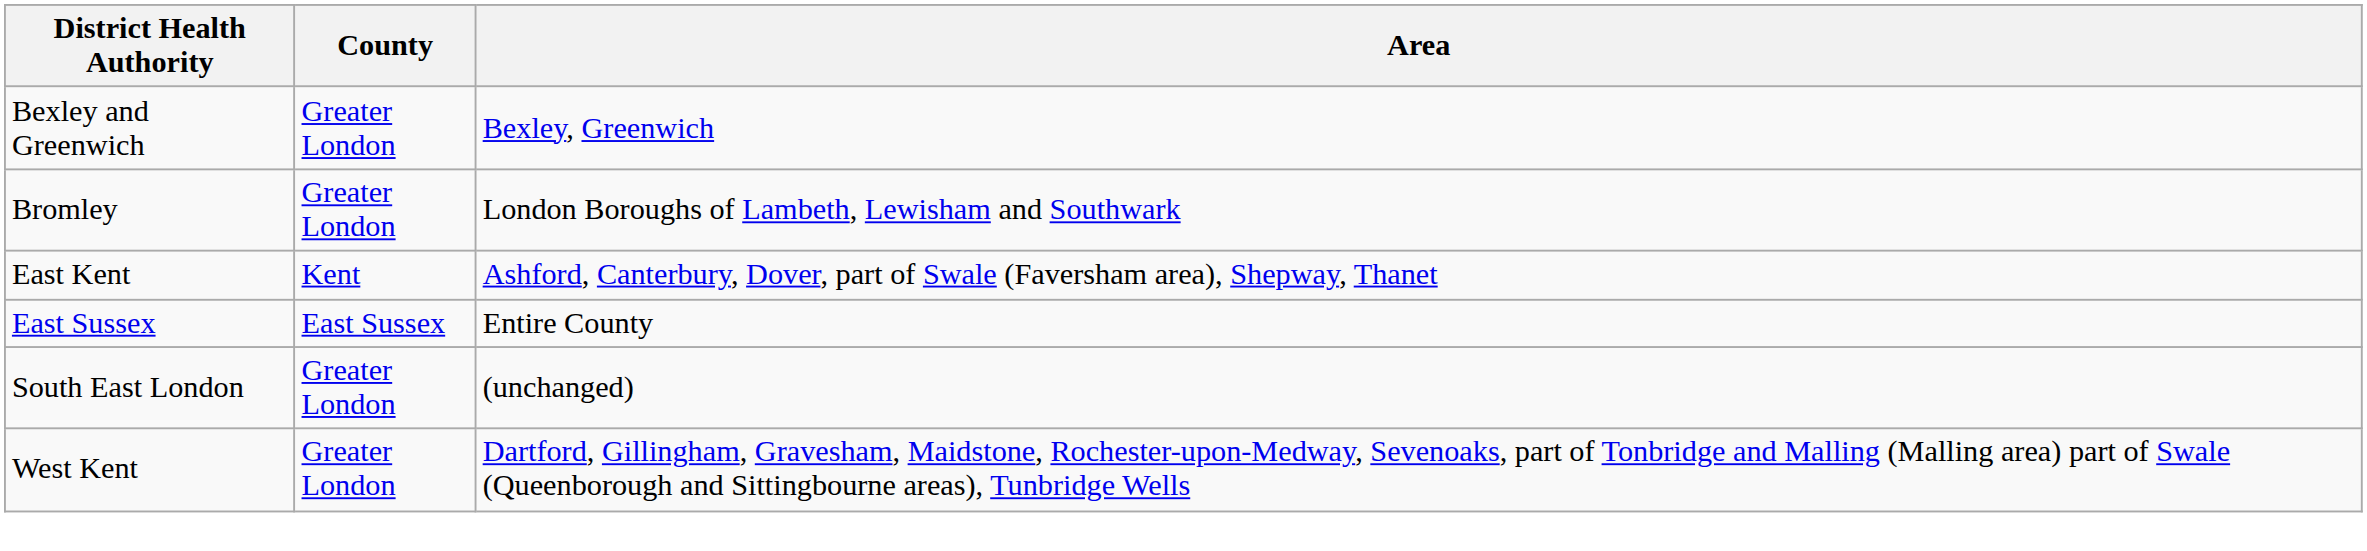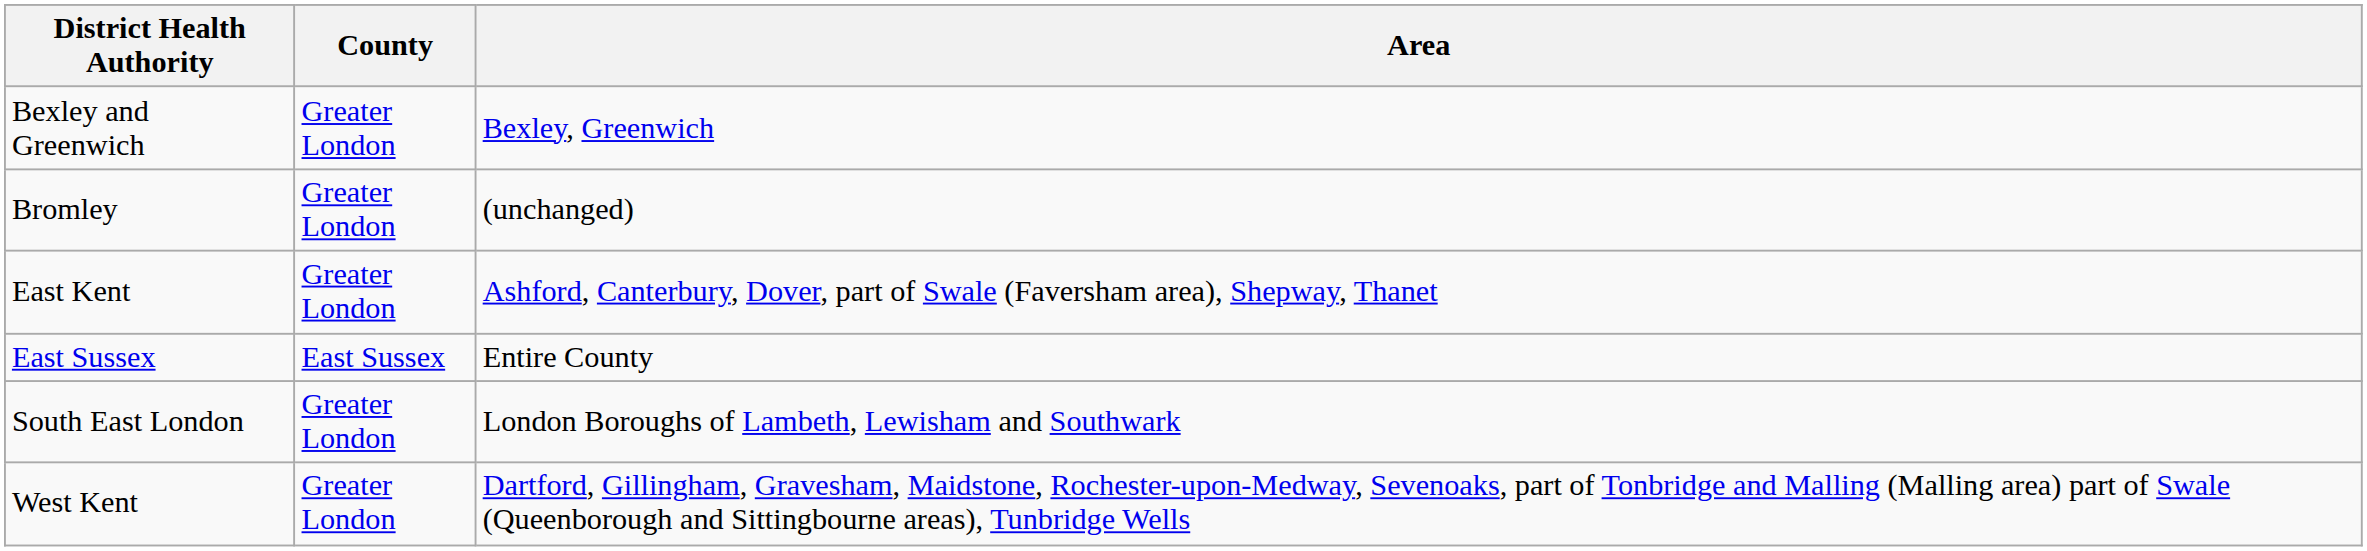(832, 209) London Boroughs of Lambeth, Lewisham and Southwark -> (558, 209) (unchanged)
(331, 274) Kent -> (349, 291) Greater London
(558, 387) (unchanged) -> (832, 421) London Boroughs of Lambeth, Lewisham and Southwark
